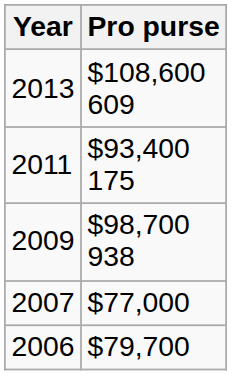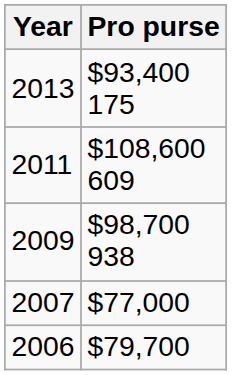(147, 87) $108,600 609 -> (139, 87) $93,400 175
(139, 164) $93,400 175 -> (147, 164) $108,600 609
